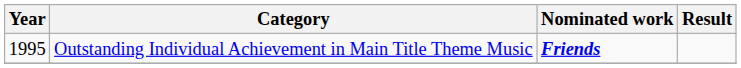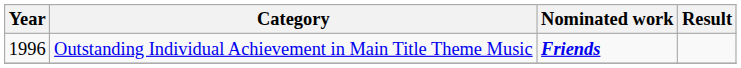(27, 48) 1995 -> (27, 48) 1996
